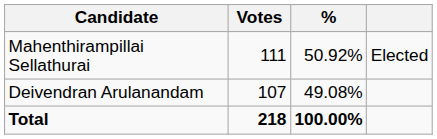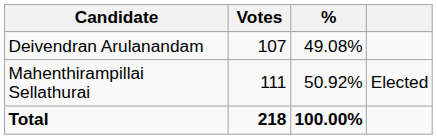rows swapped: (76, 55) <-> (106, 92)
